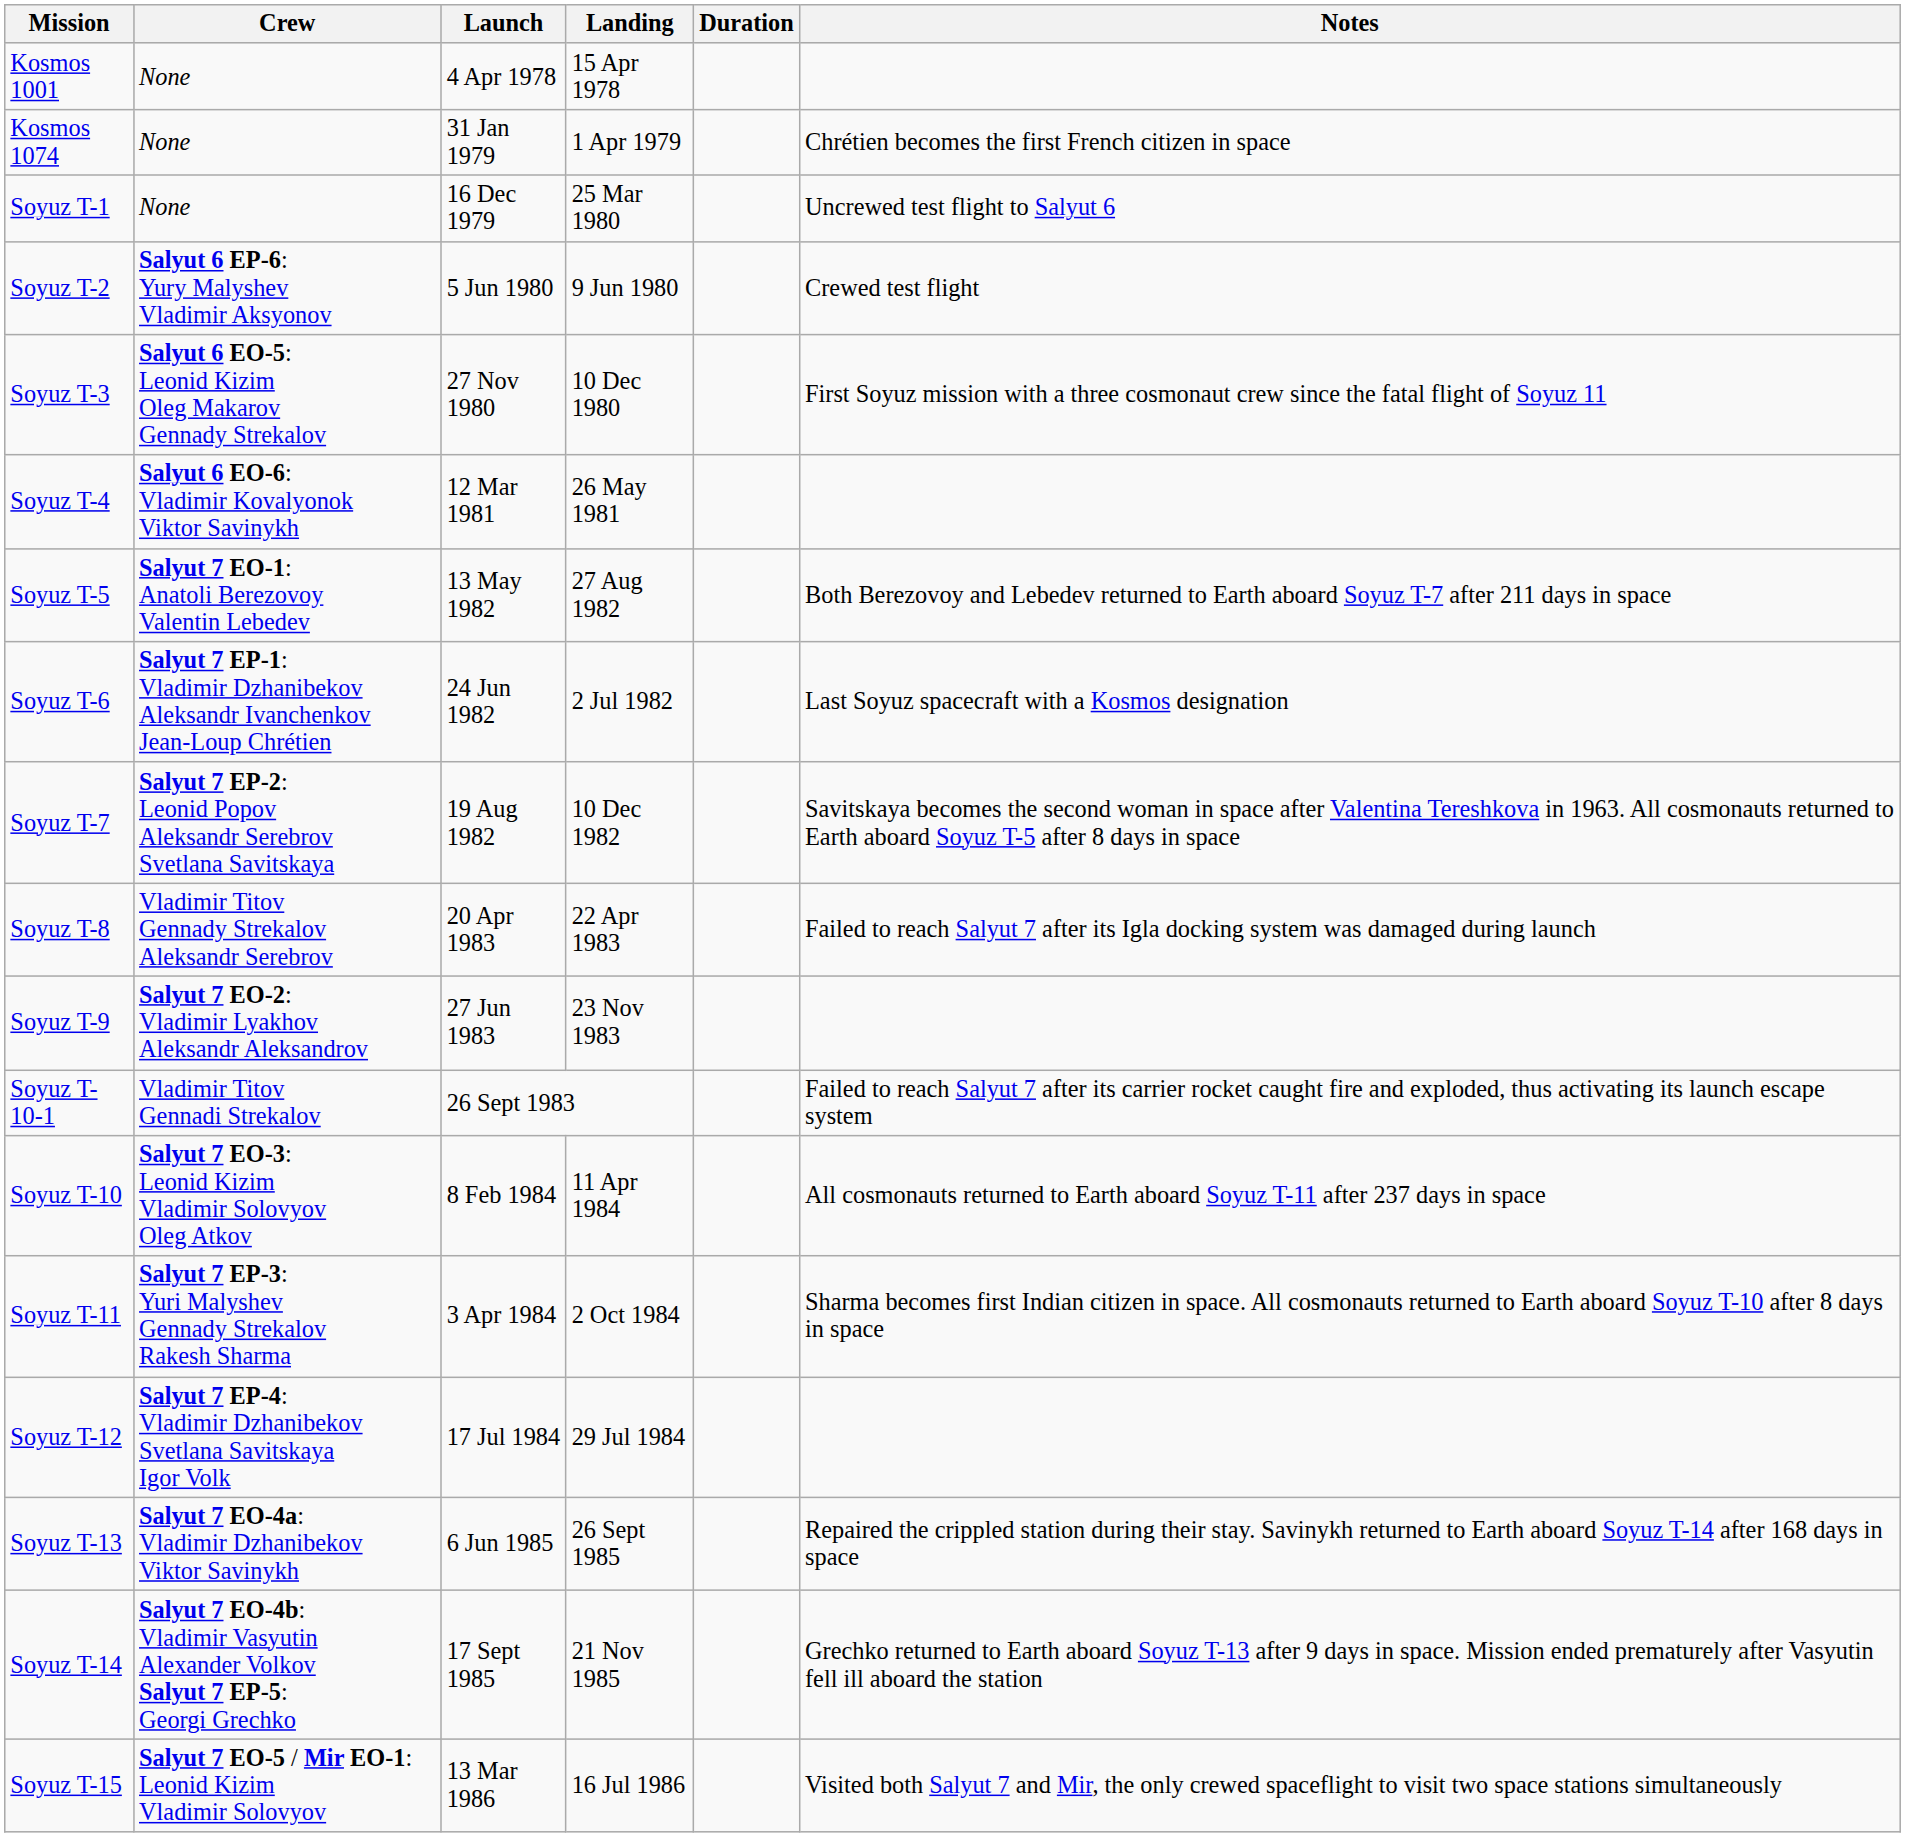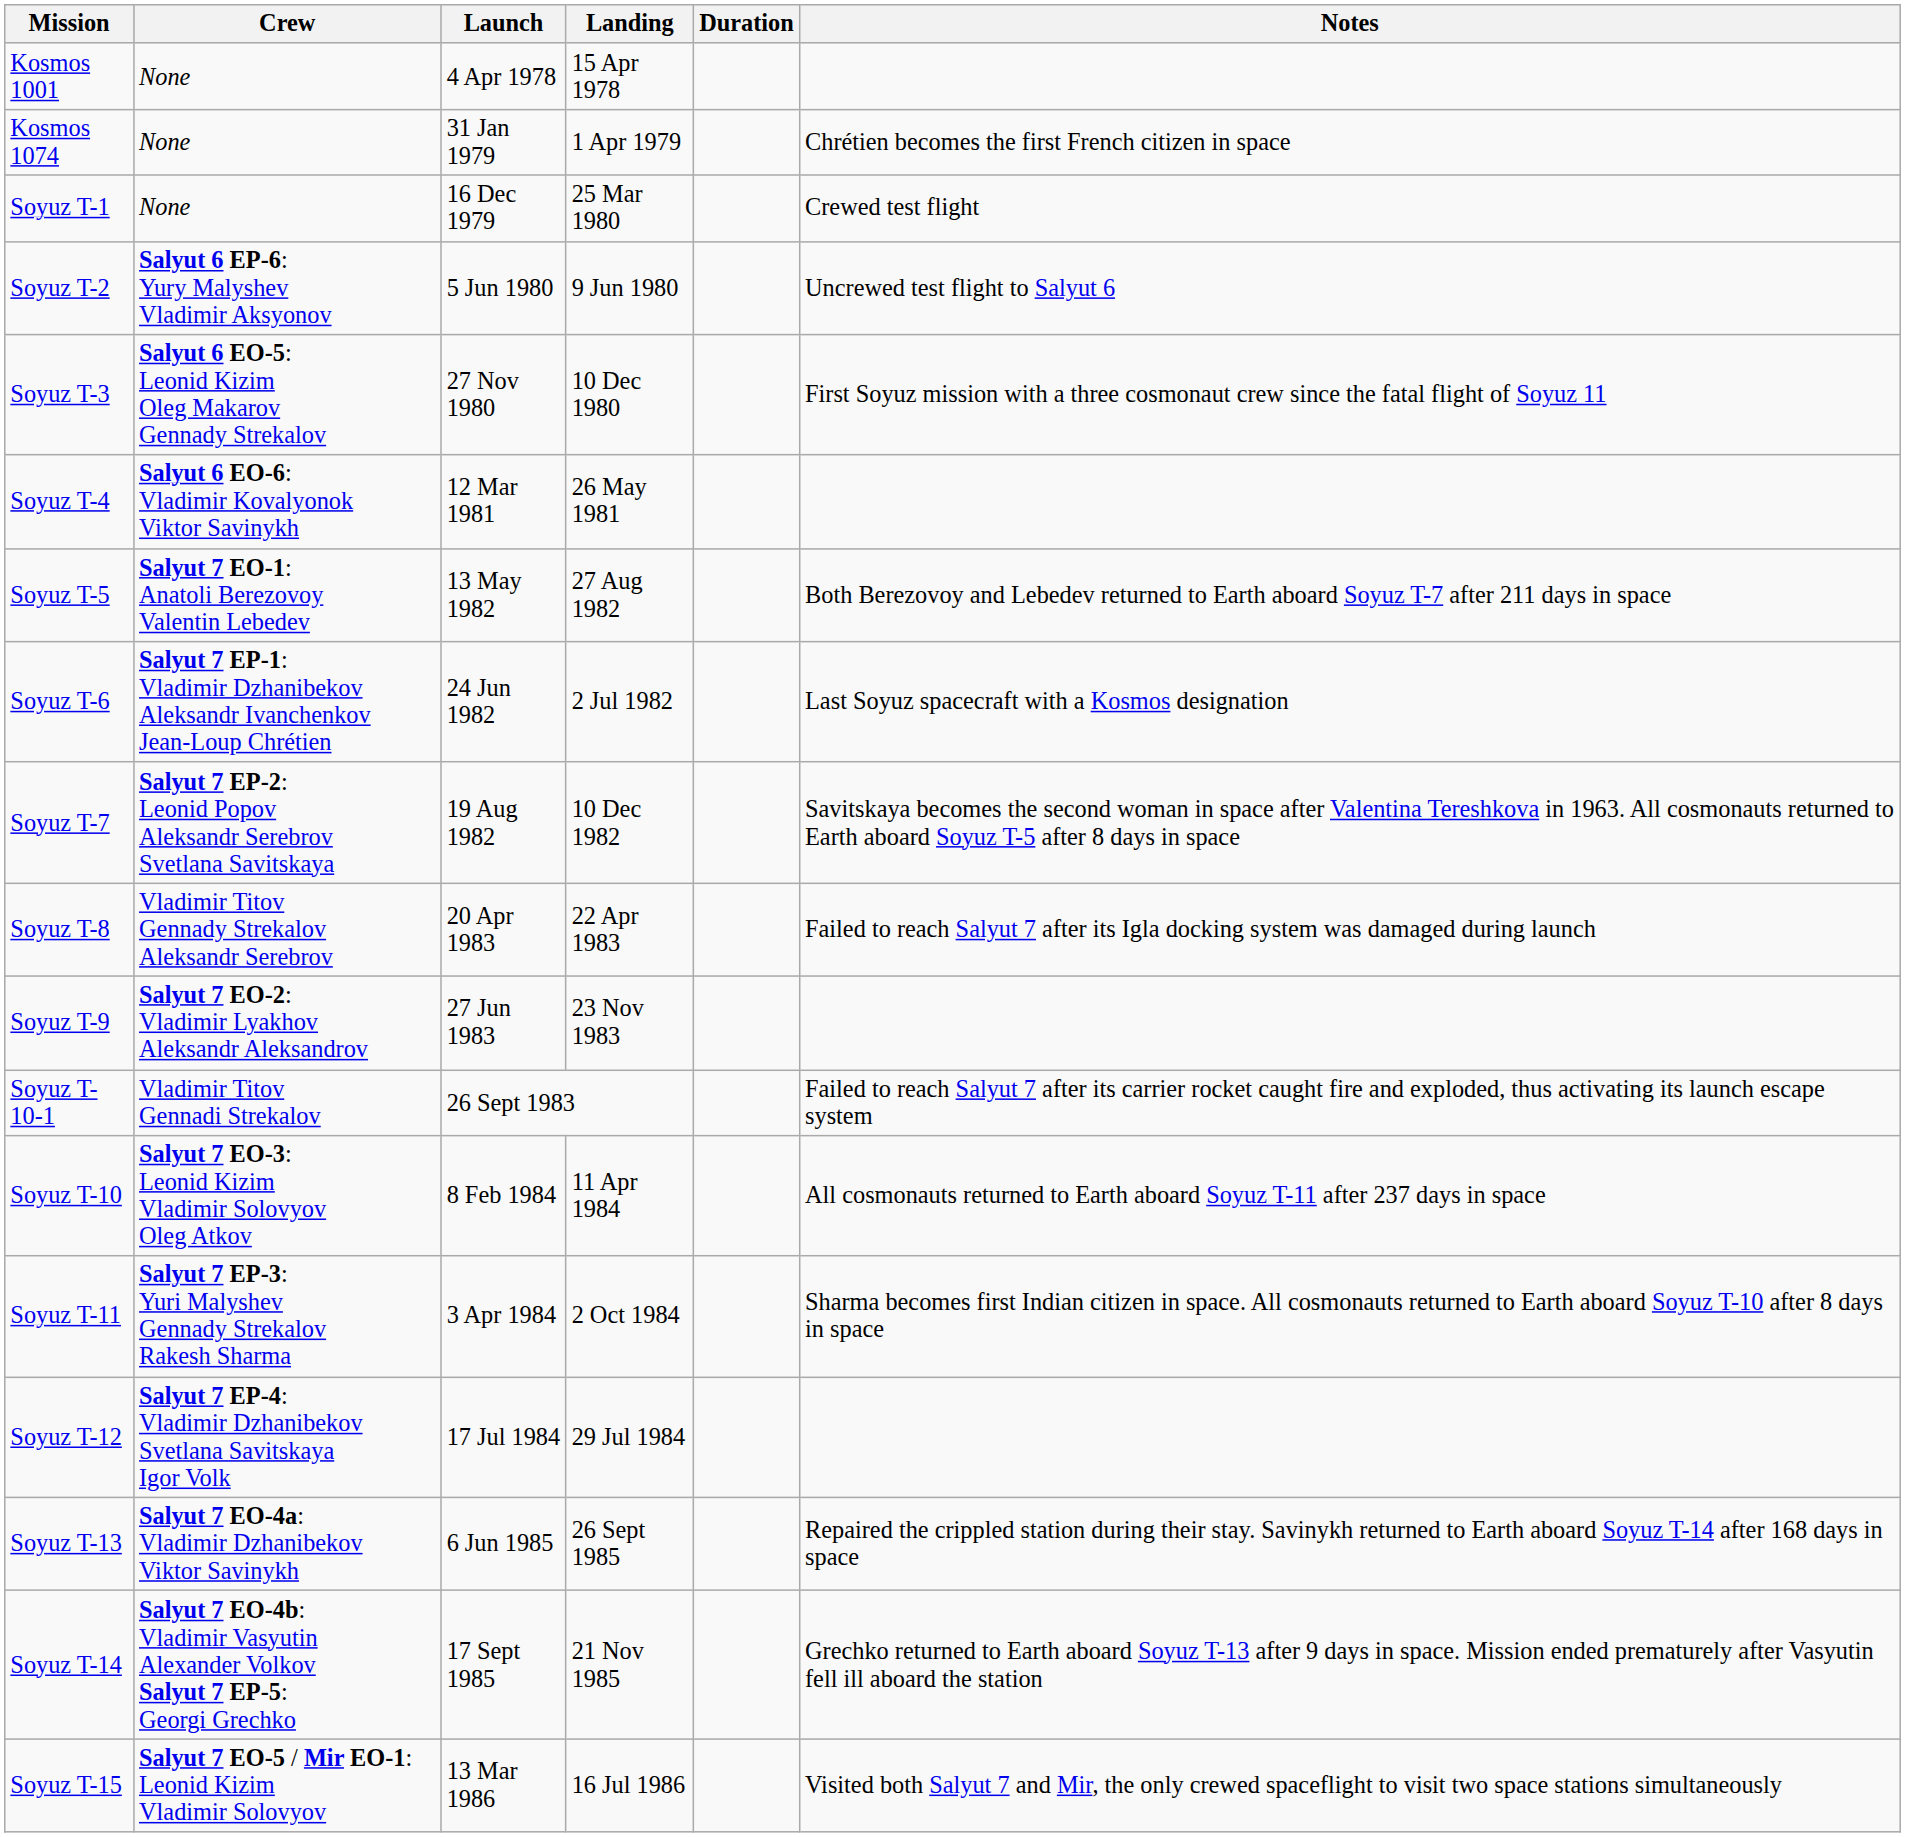(960, 207) Uncrewed test flight to Salyut 6 -> (892, 207) Crewed test flight
(892, 287) Crewed test flight -> (960, 287) Uncrewed test flight to Salyut 6
